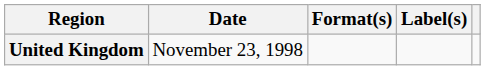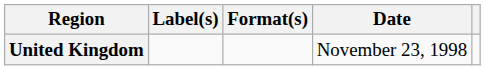columns swapped: (228, 19) <-> (434, 19)
